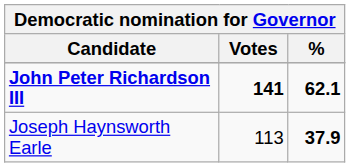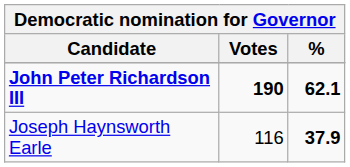(268, 88) 141 -> (268, 88) 190
(269, 138) 113 -> (269, 138) 116
